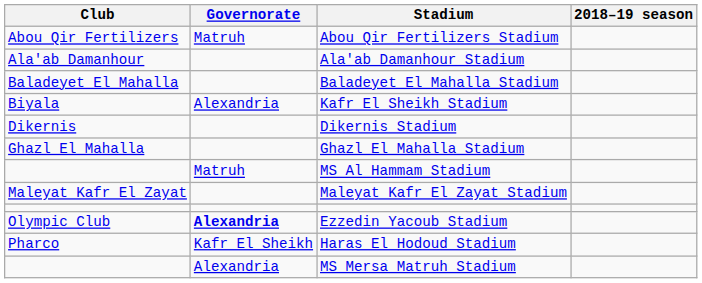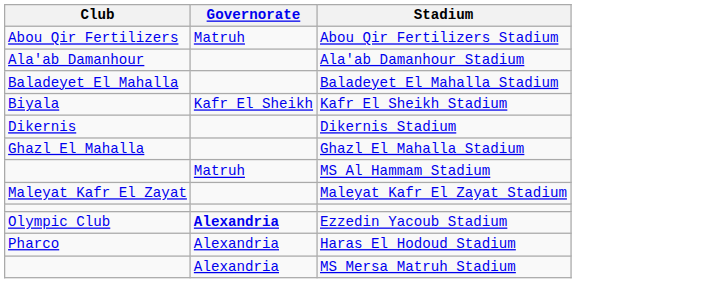- column: (633, 16)
(236, 105) Alexandria -> (253, 105) Kafr El Sheikh
(253, 245) Kafr El Sheikh -> (236, 245) Alexandria
